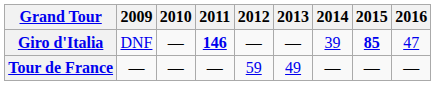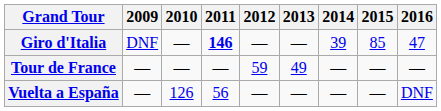(372, 42) bold -> (378, 42) normal
+ row: (63, 93)
